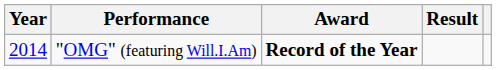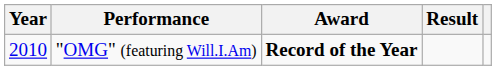(28, 49) 2014 -> (28, 49) 2010
